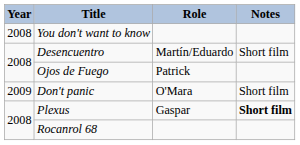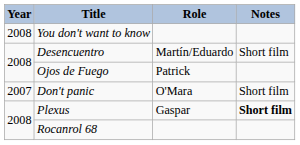(19, 91) 2009 -> (19, 91) 2007
